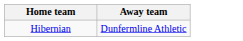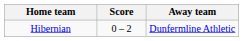+ column: (122, 12)
